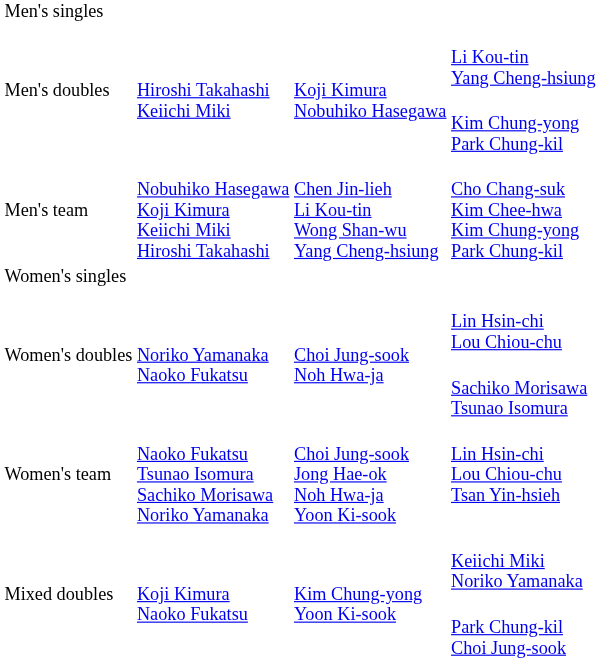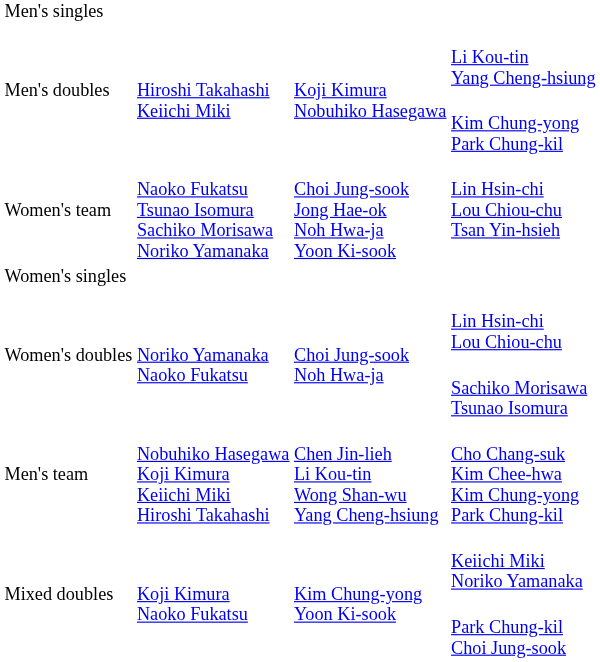rows swapped: (46, 209) <-> (58, 474)
